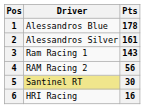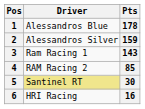(130, 40) 161 -> (130, 40) 159
(130, 68) 56 -> (130, 68) 85
